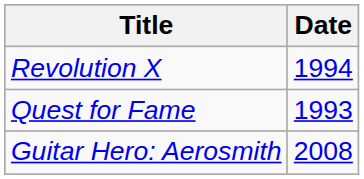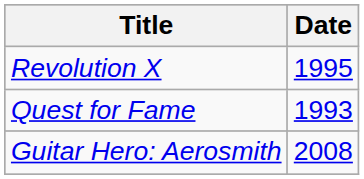(323, 67) 1994 -> (323, 67) 1995
